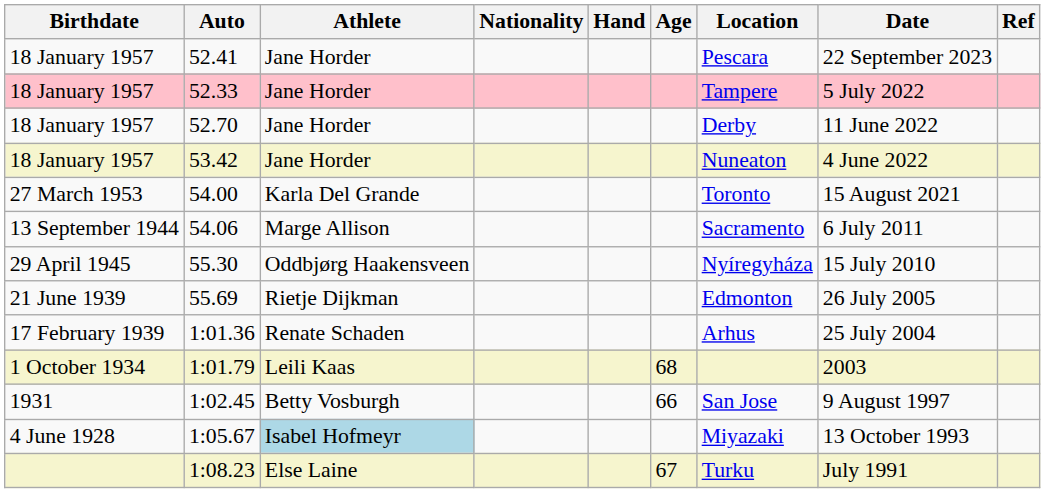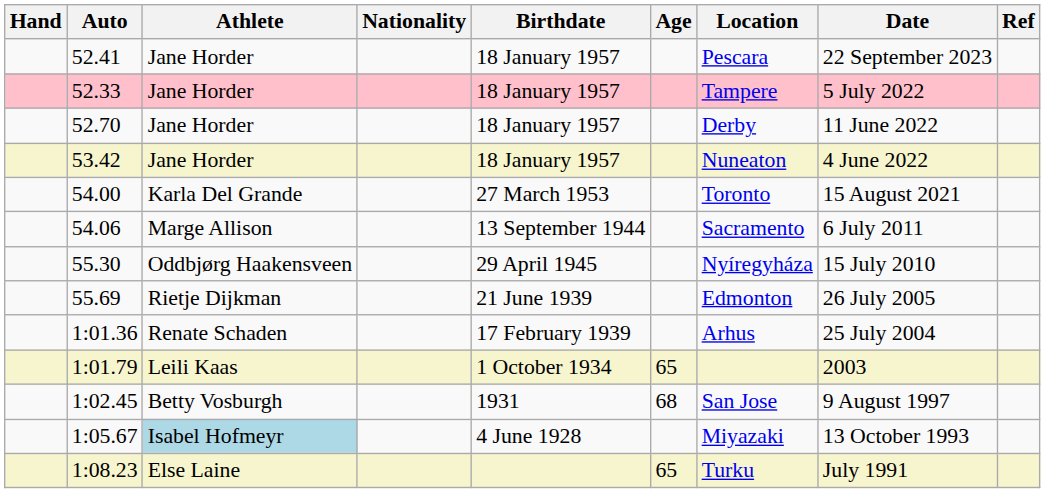columns swapped: (619, 21) <-> (94, 21)
(666, 366) 68 -> (666, 366) 65
(666, 401) 66 -> (666, 401) 68
(666, 470) 67 -> (666, 470) 65
